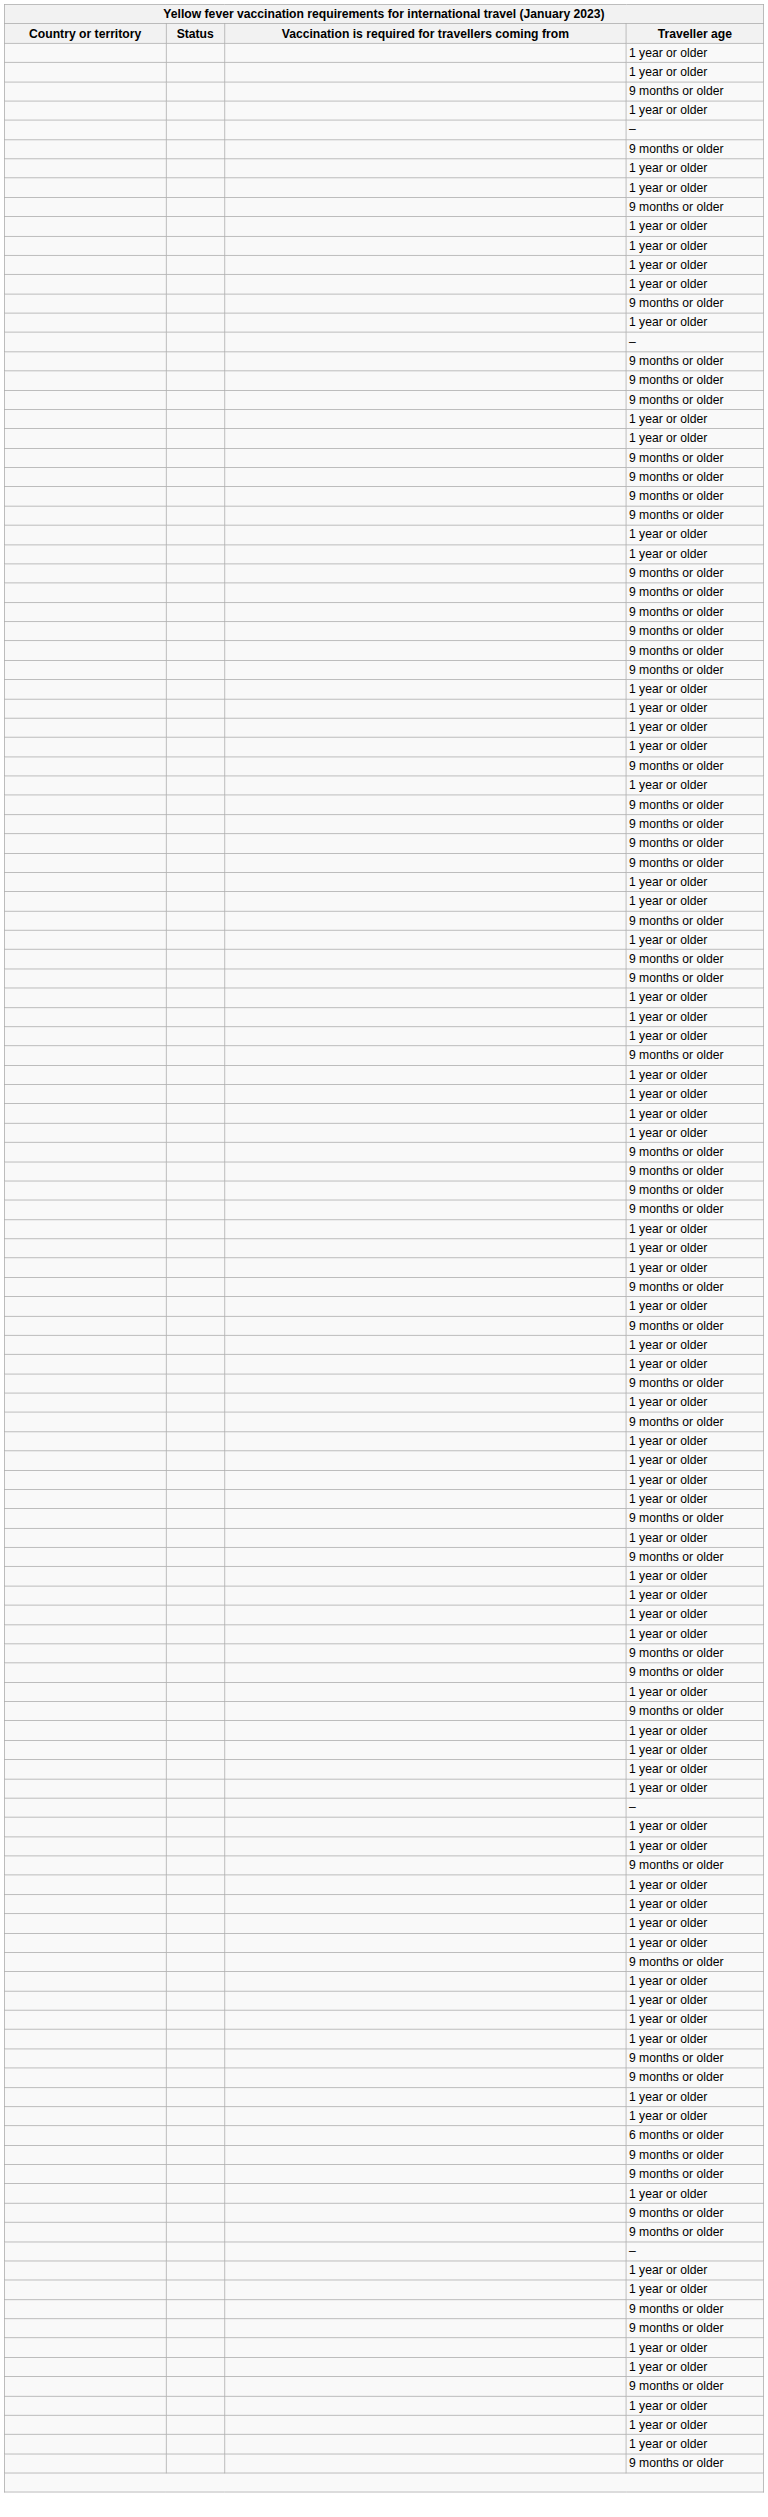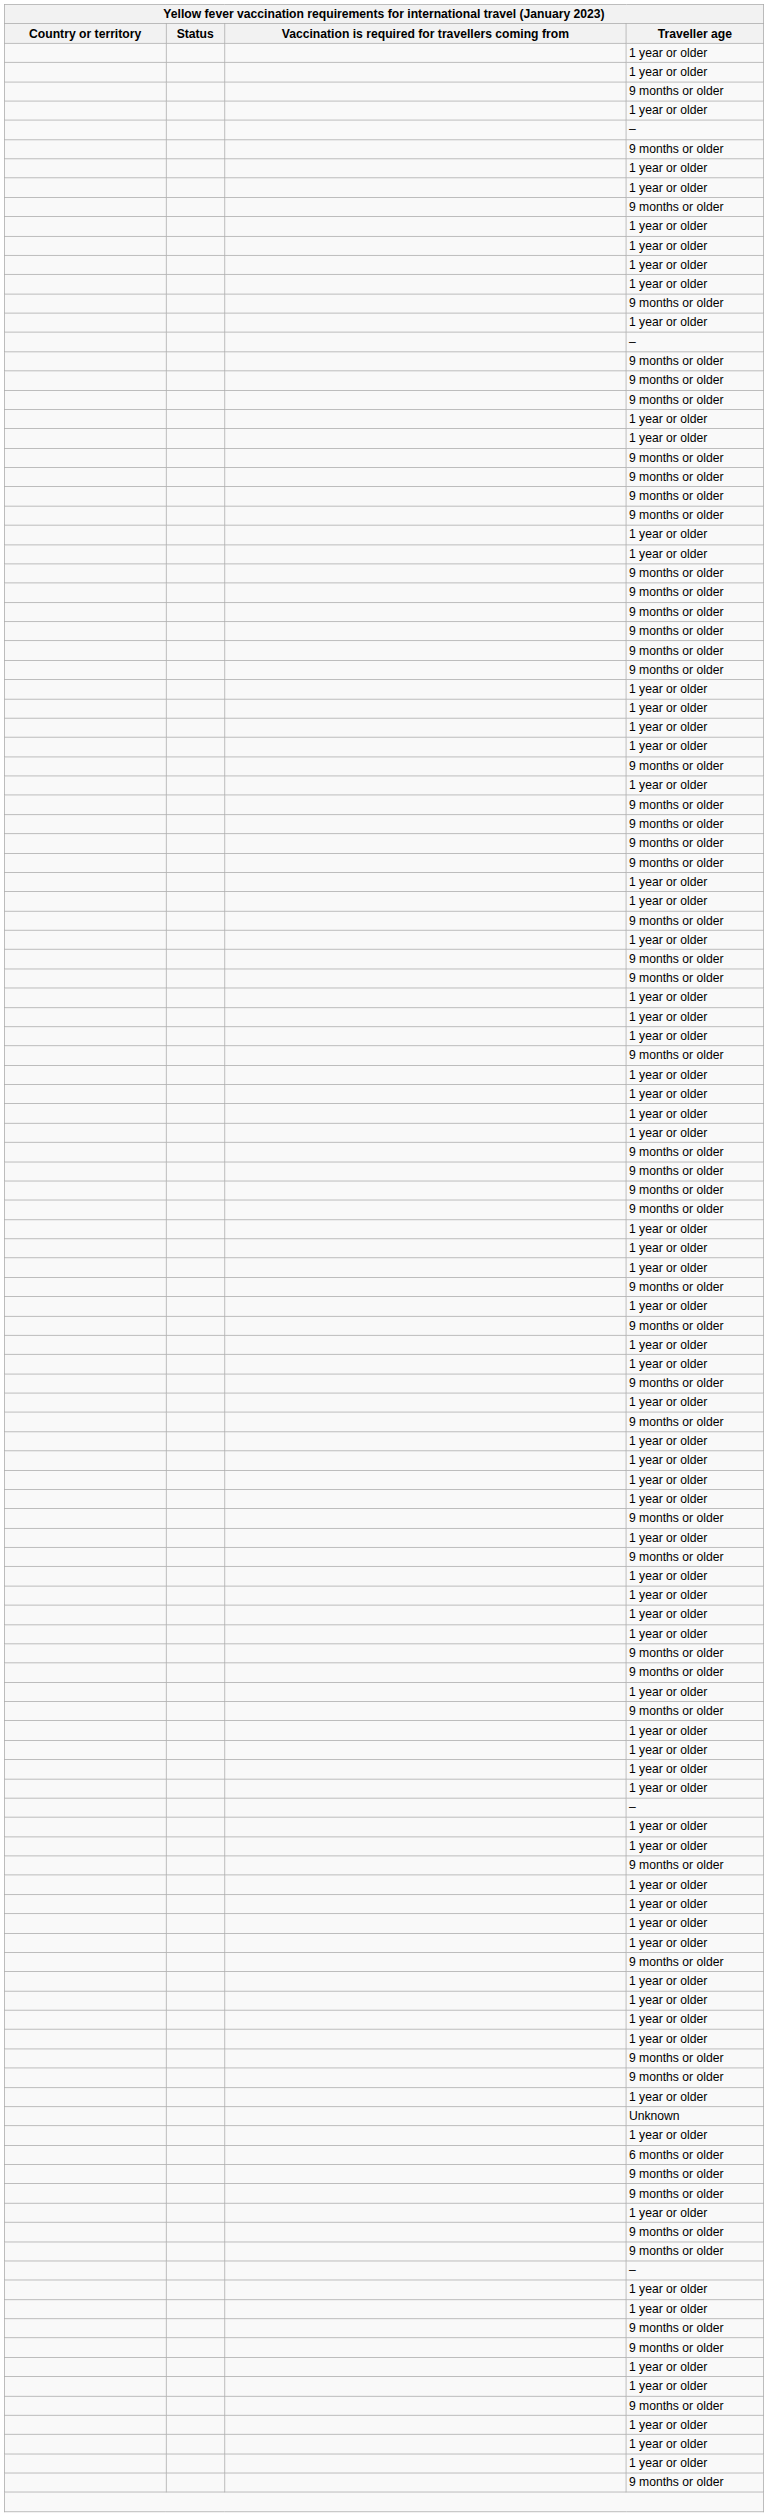+ row: (85, 2116)
